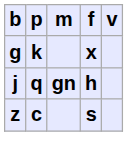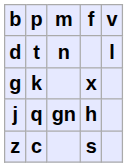+ row: (15, 51)
